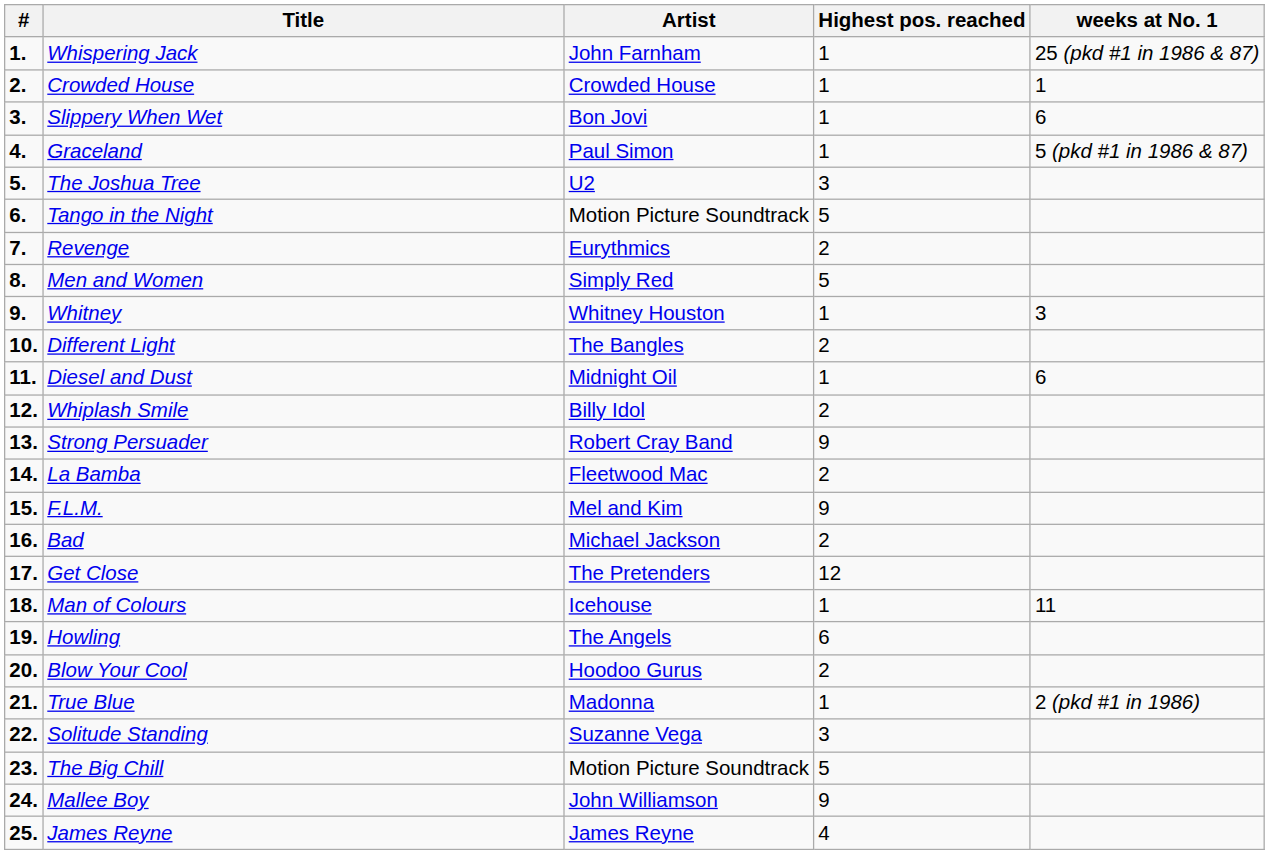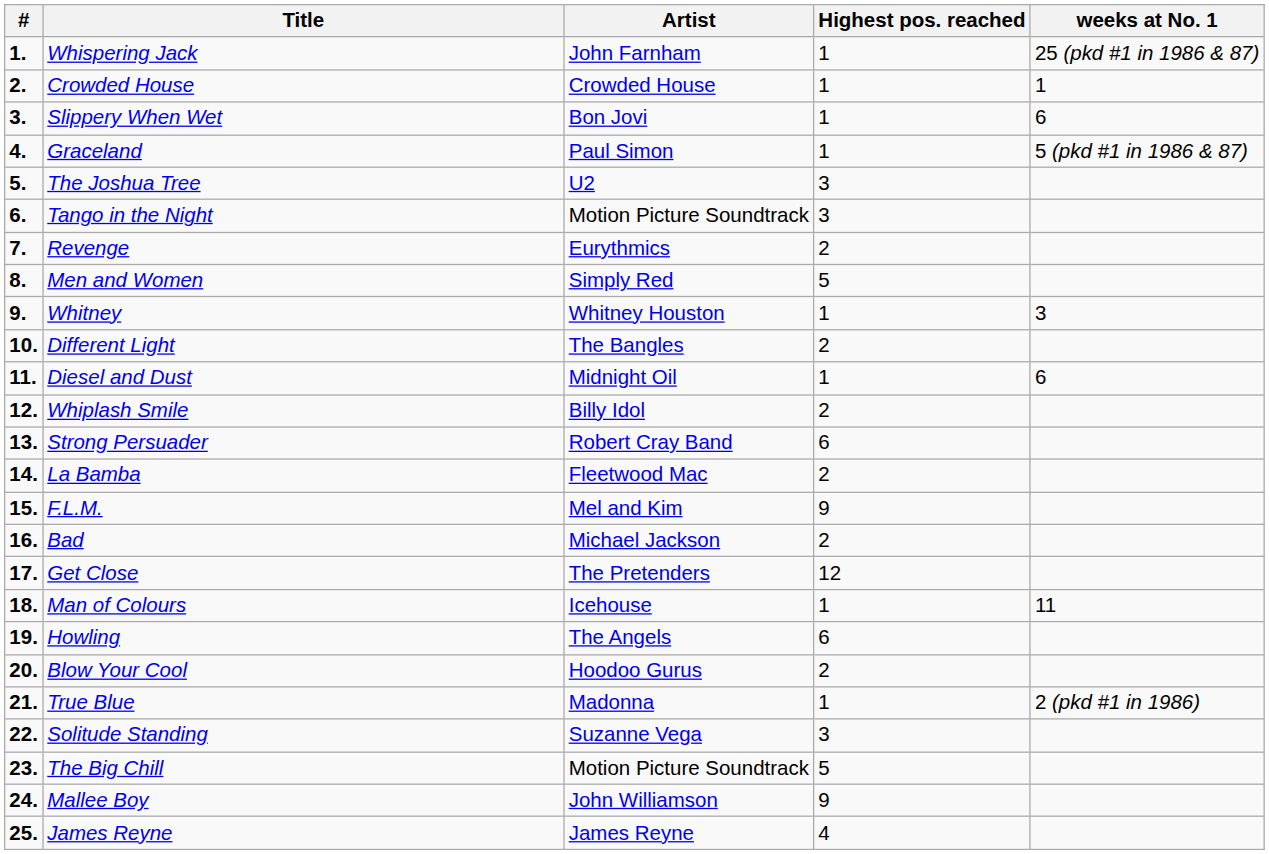(824, 215) 5 -> (824, 215) 3
(824, 442) 9 -> (824, 442) 6
